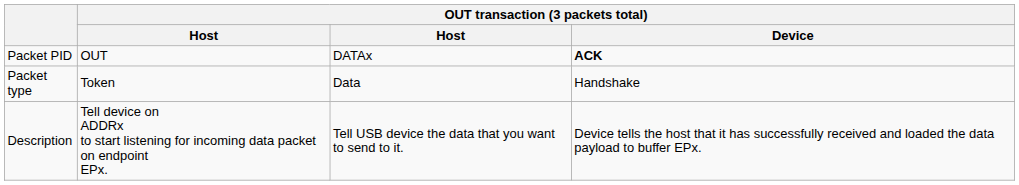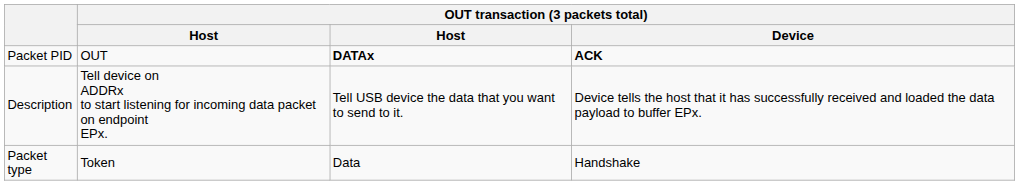(353, 55) normal -> (353, 55) bold
rows swapped: (27, 83) <-> (40, 140)
